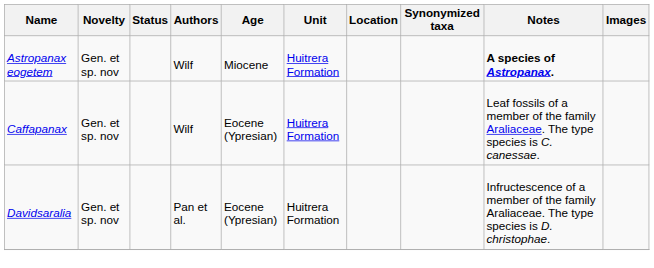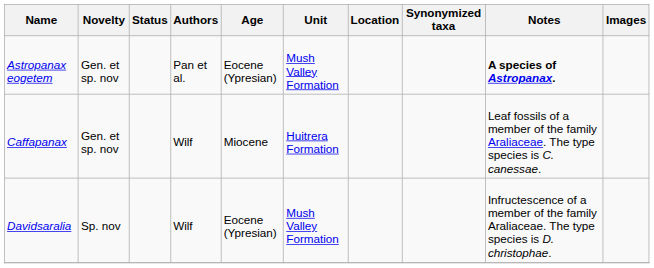(183, 65) Wilf -> (190, 71) Pan et al.
(246, 65) Miocene -> (250, 71) Eocene (Ypresian)
(313, 65) Huitrera Formation -> (313, 71) Mush Valley Formation
(251, 129) Eocene (Ypresian) -> (246, 142) Miocene
(100, 213) Gen. et sp. nov -> (101, 227) Sp. nov
(190, 213) Pan et al. -> (183, 227) Wilf
(313, 213) Huitrera Formation -> (313, 227) Mush Valley Formation
